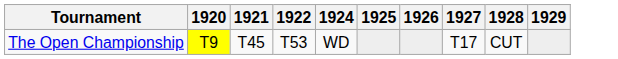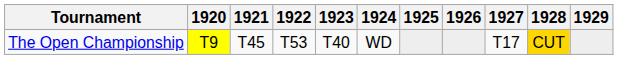+ column: (336, 17)
(506, 42) no background -> (549, 42) gold background
